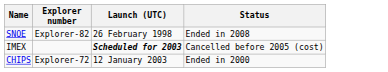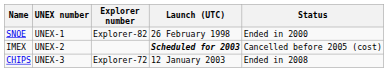+ column: (62, 16)
(218, 34) Ended in 2008 -> (276, 34) Ended in 2000
(218, 60) Ended in 2000 -> (276, 60) Ended in 2008
